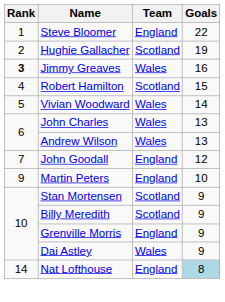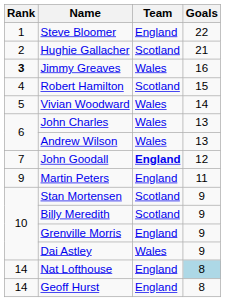(201, 50) 19 -> (202, 50) 21
(156, 159) normal -> (158, 159) bold
(201, 178) 10 -> (202, 178) 11
+ row: (70, 287)
